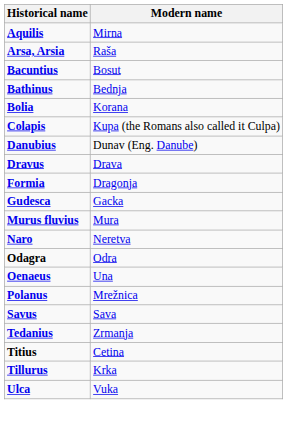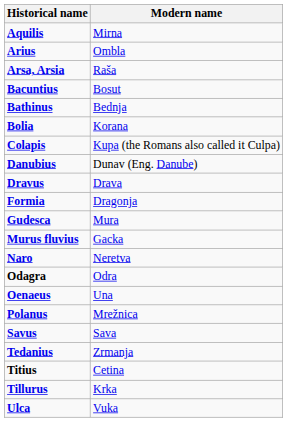+ row: (21, 51)
(108, 201) Gacka -> (106, 220) Mura
(106, 220) Mura -> (108, 239) Gacka
